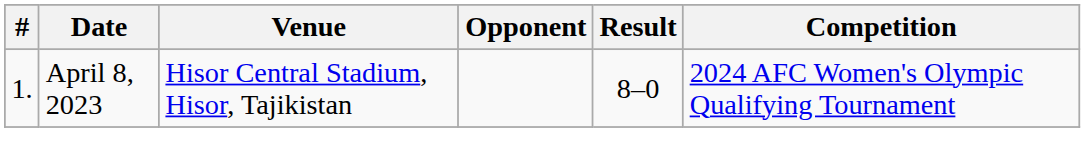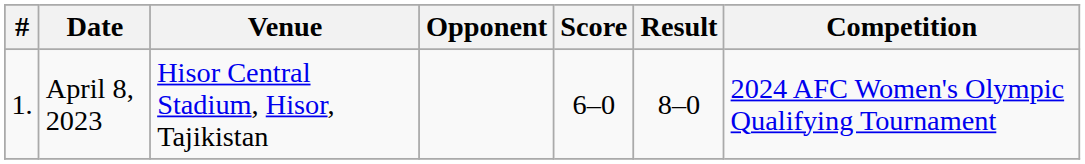+ column: (594, 26)
